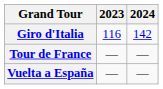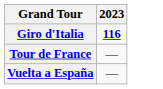- column: (142, 14)
(112, 34) normal -> (112, 34) bold
